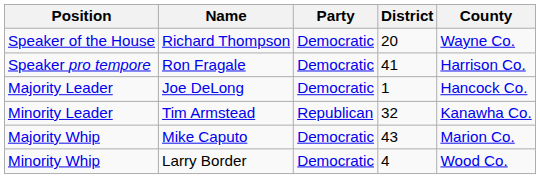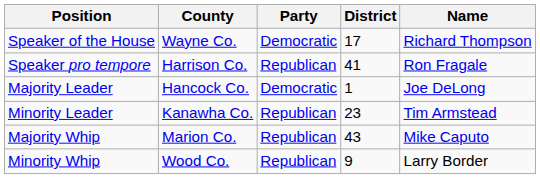columns swapped: (226, 16) <-> (486, 16)
(389, 40) 20 -> (353, 40) 17
(336, 64) Democratic -> (298, 64) Republican
(389, 112) 32 -> (353, 112) 23
(336, 137) Democratic -> (298, 137) Republican
(336, 161) Democratic -> (298, 161) Republican
(385, 161) 4 -> (348, 161) 9
